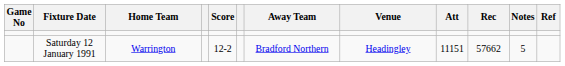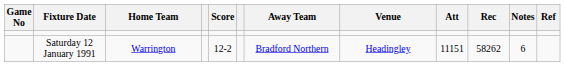(489, 48) 57662 -> (489, 48) 58262
(523, 48) 5 -> (523, 48) 6
